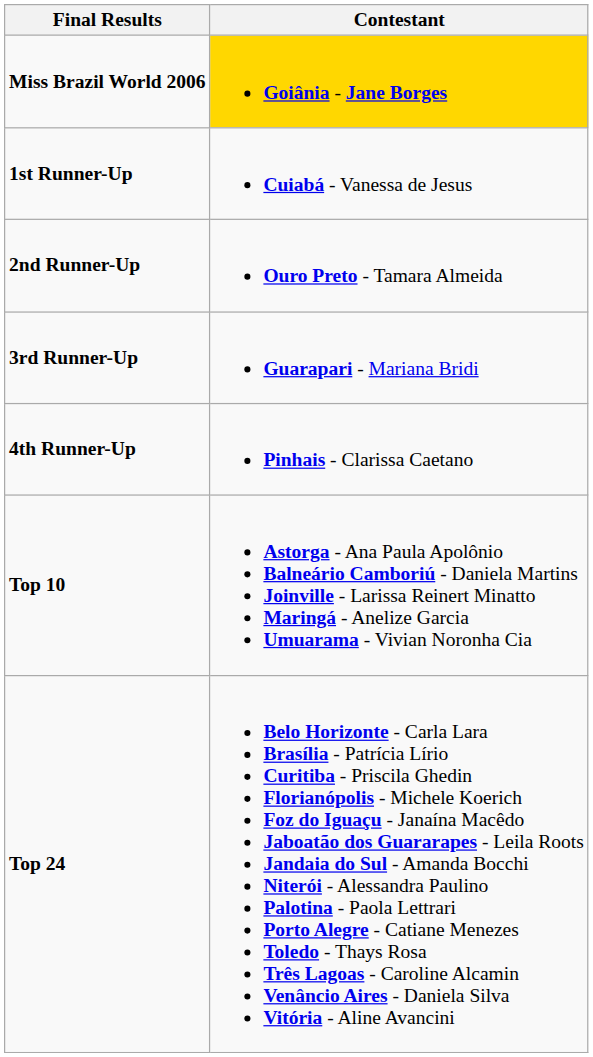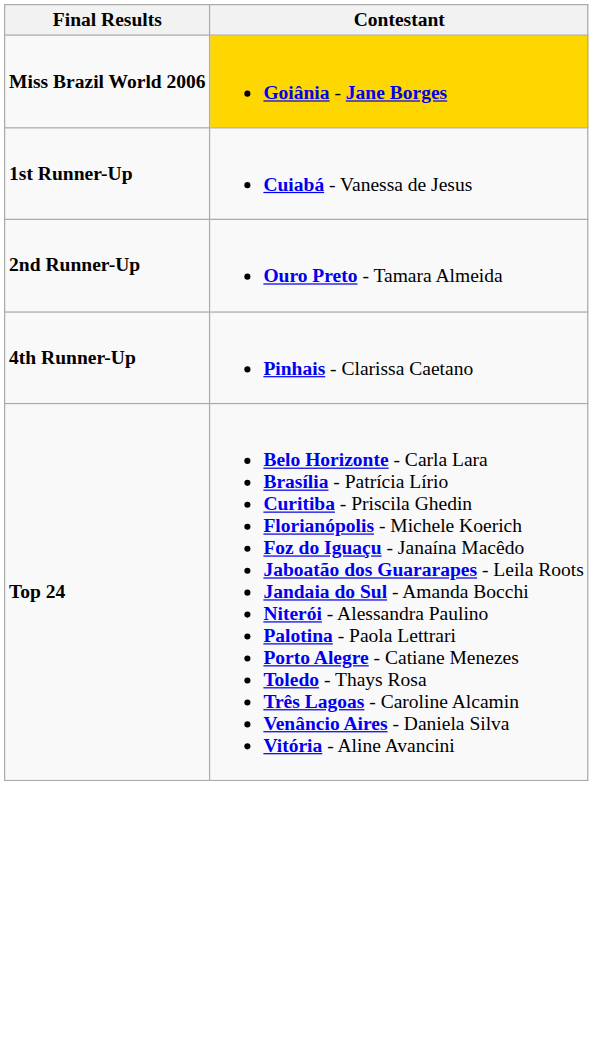- row: (74, 357)
- row: (37, 585)
